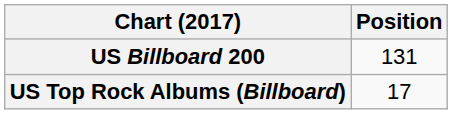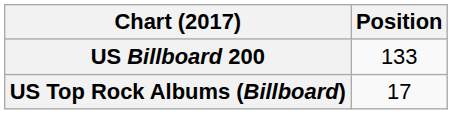(399, 56) 131 -> (399, 56) 133
